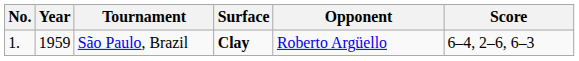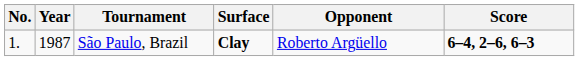(55, 42) 1959 -> (55, 42) 1987
(491, 42) normal -> (491, 42) bold
